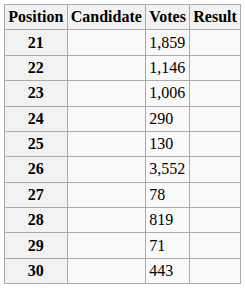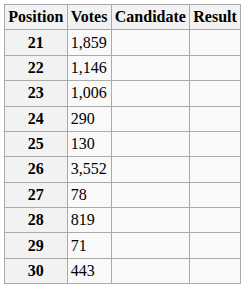columns swapped: (106, 17) <-> (168, 17)
